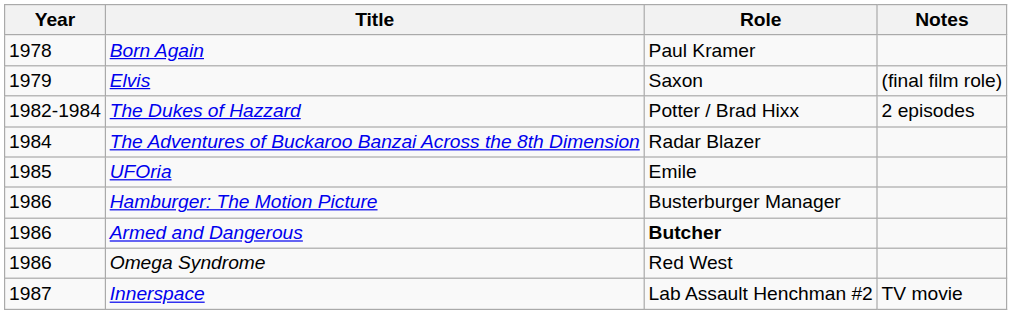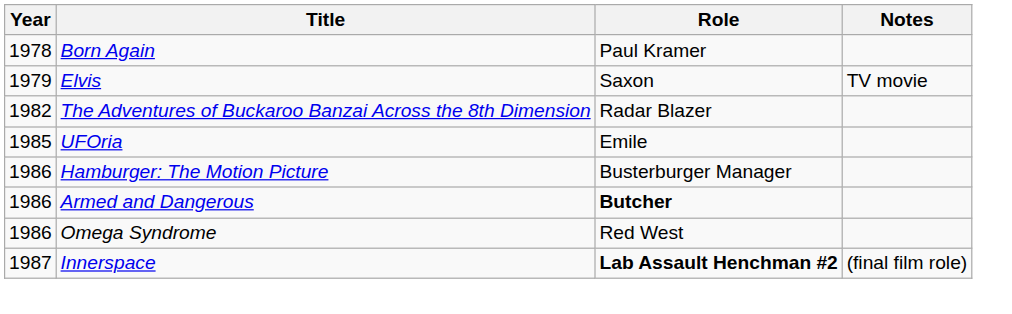(942, 80) (final film role) -> (887, 80) TV movie
- row: (205, 111)
(30, 141) 1984 -> (30, 111) 1982
(761, 293) normal -> (719, 263) bold
(922, 293) TV movie -> (907, 263) (final film role)
